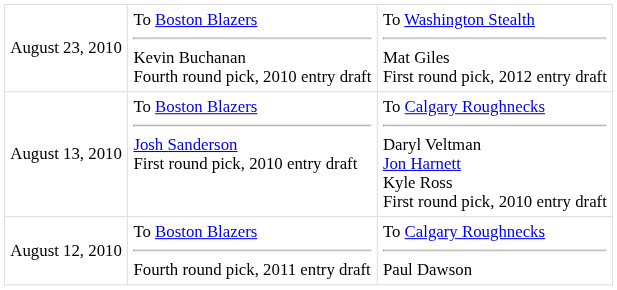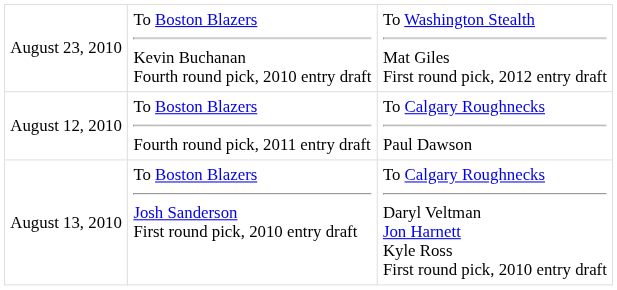rows swapped: (66, 154) <-> (66, 250)
